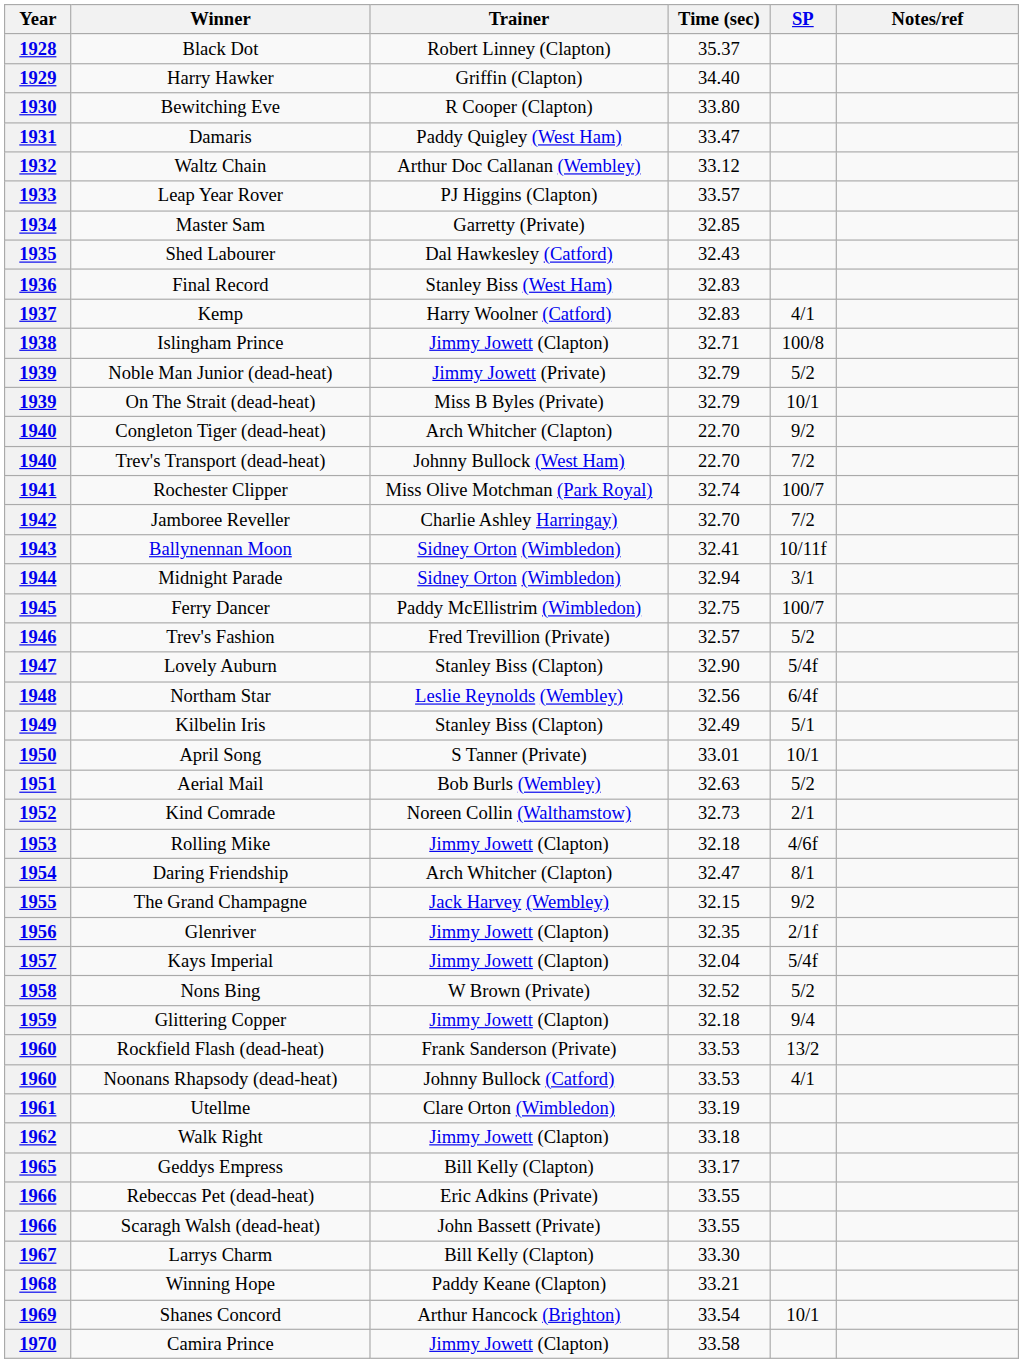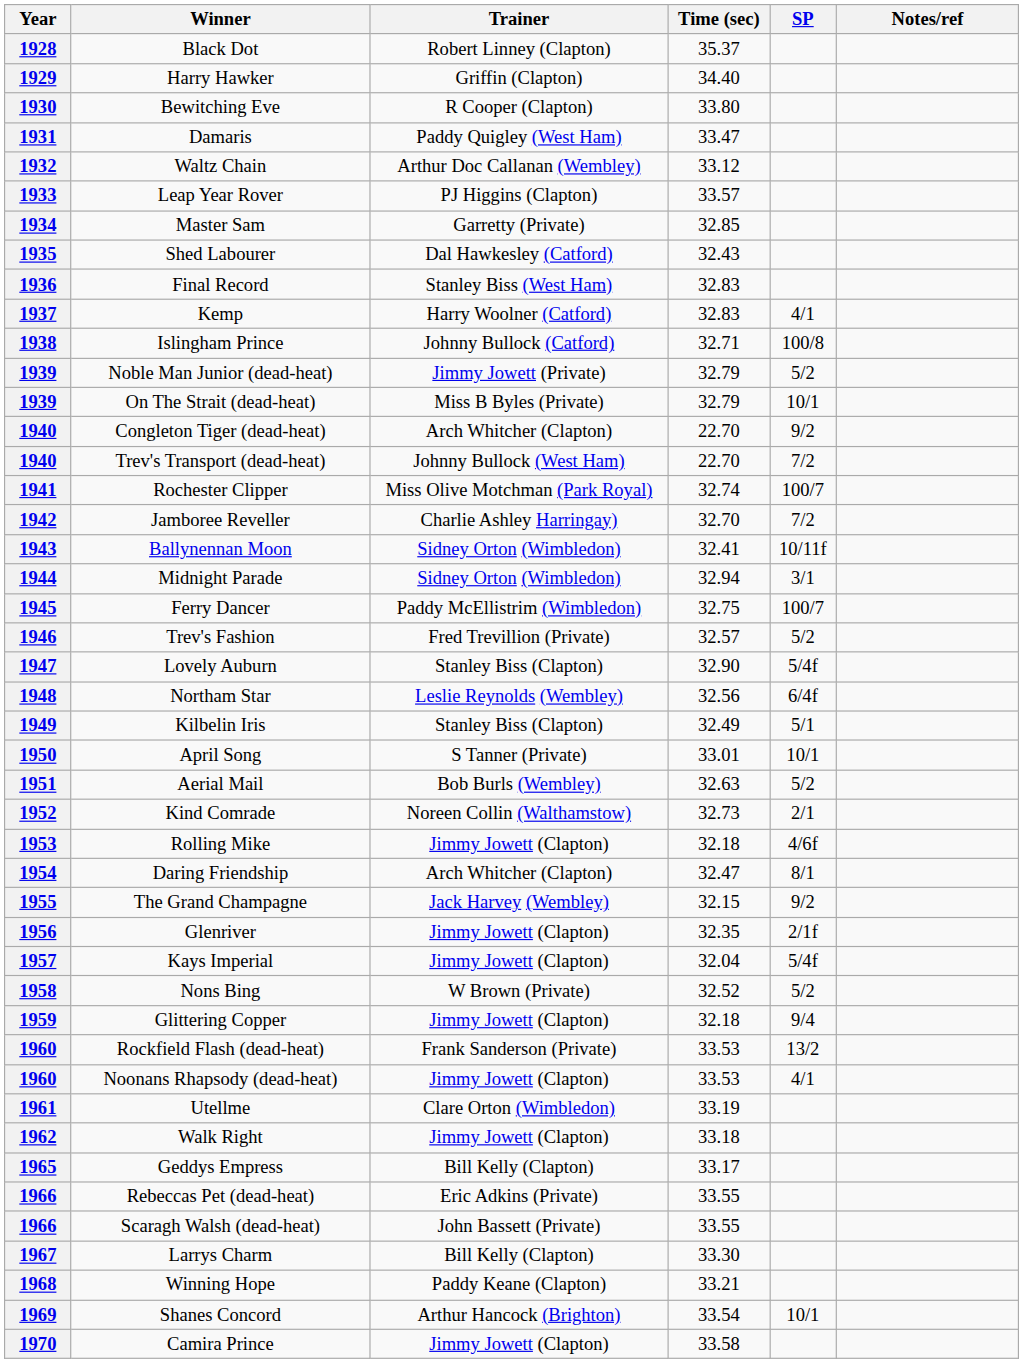(519, 343) Jimmy Jowett (Clapton) -> (519, 343) Johnny Bullock (Catford)
(519, 1078) Johnny Bullock (Catford) -> (519, 1078) Jimmy Jowett (Clapton)
